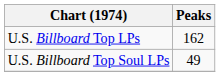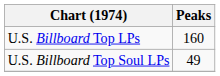(194, 37) 162 -> (194, 37) 160
